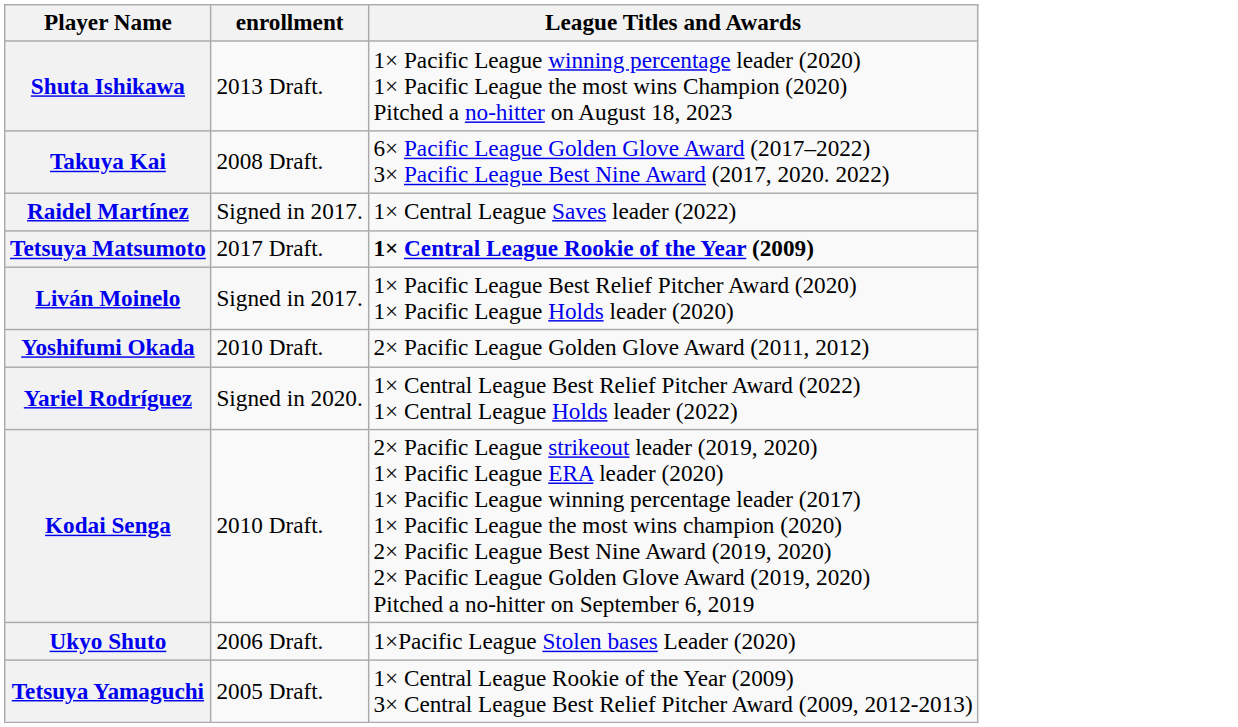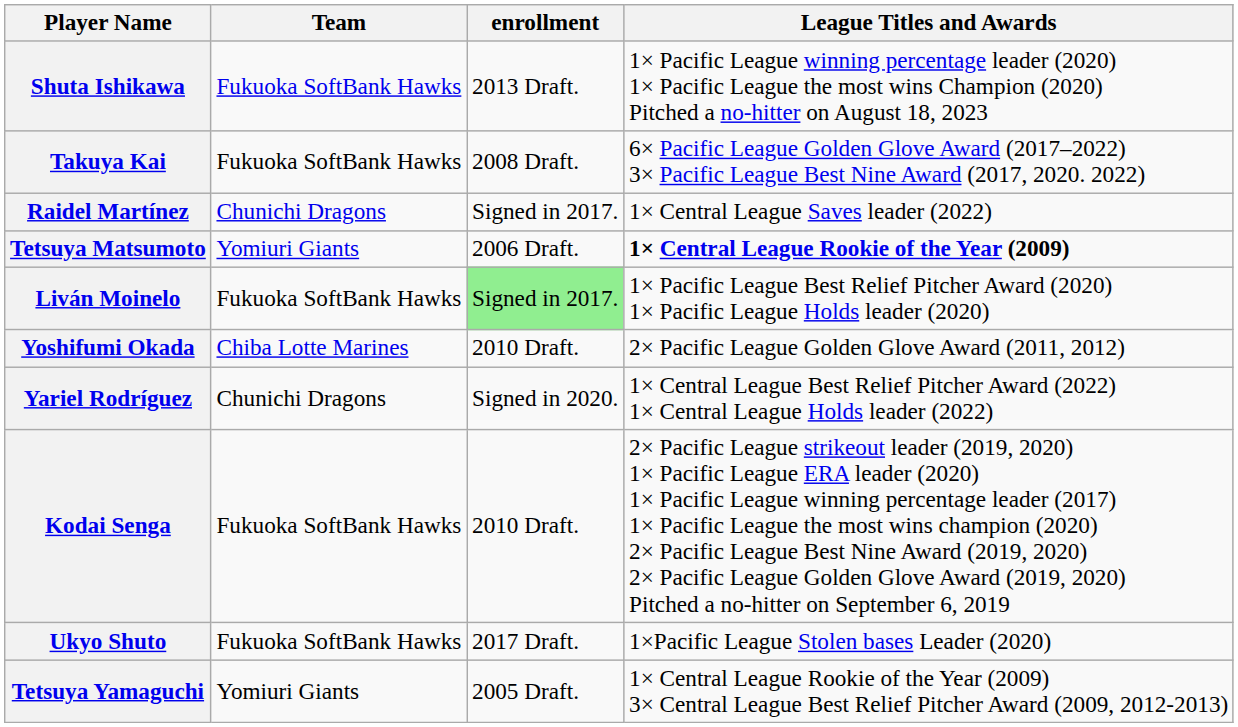+ column: (339, 22)
(270, 248) 2017 Draft. -> (526, 248) 2006 Draft.
(290, 298) no background -> (545, 298) lightgreen background
(270, 641) 2006 Draft. -> (526, 641) 2017 Draft.
